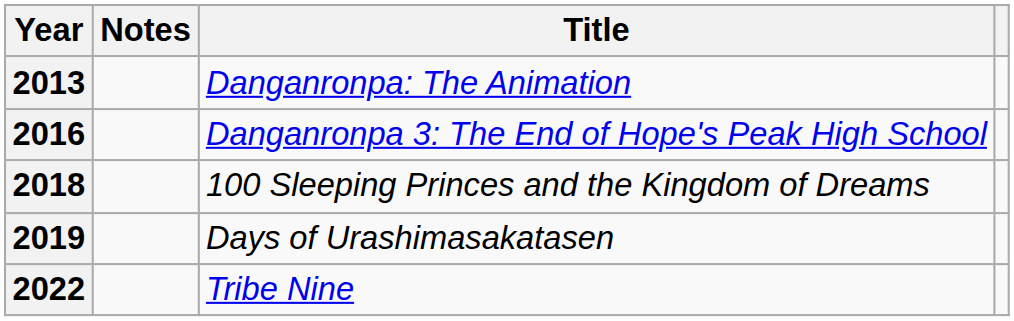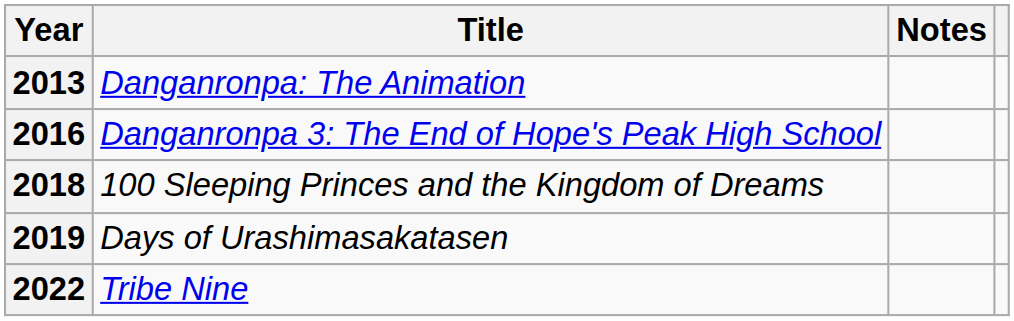columns swapped: (596, 30) <-> (146, 30)
